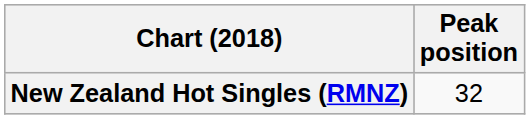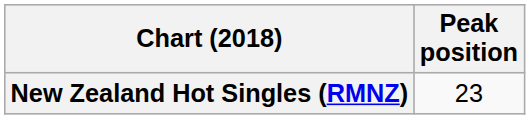(469, 93) 32 -> (469, 93) 23
